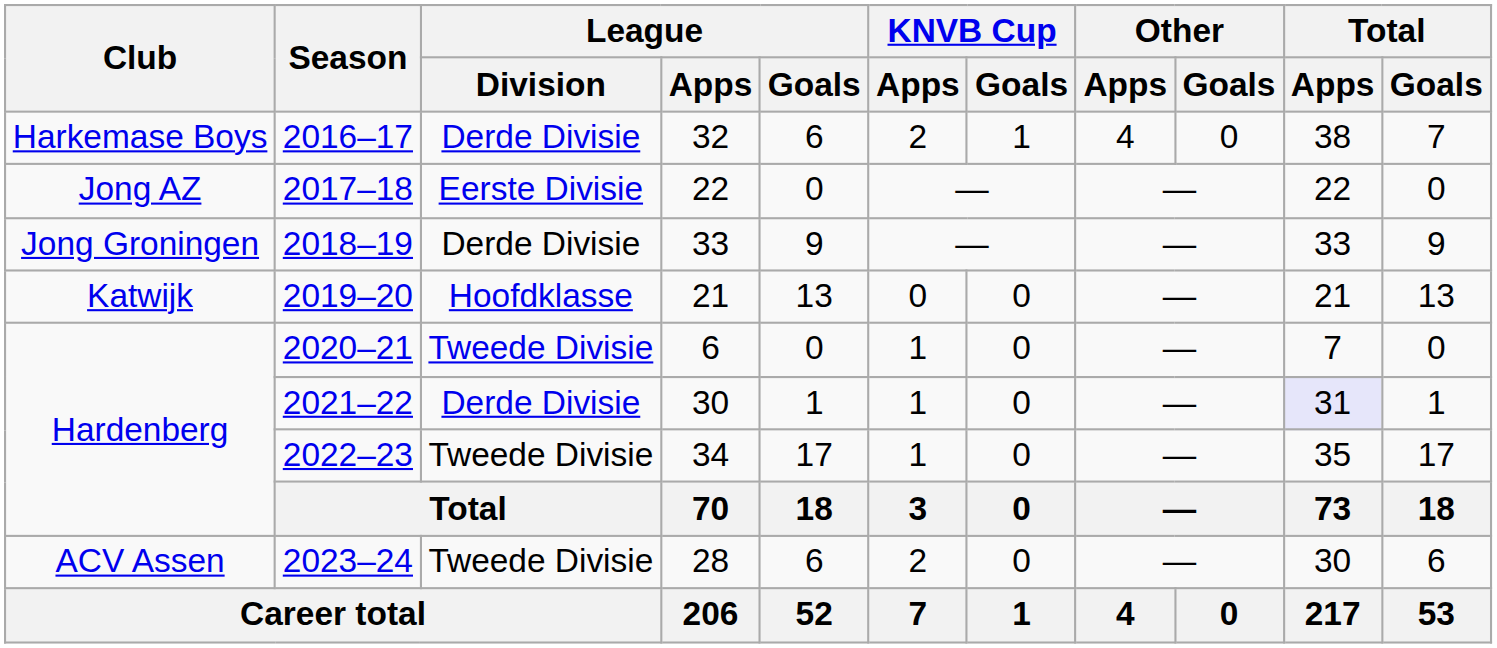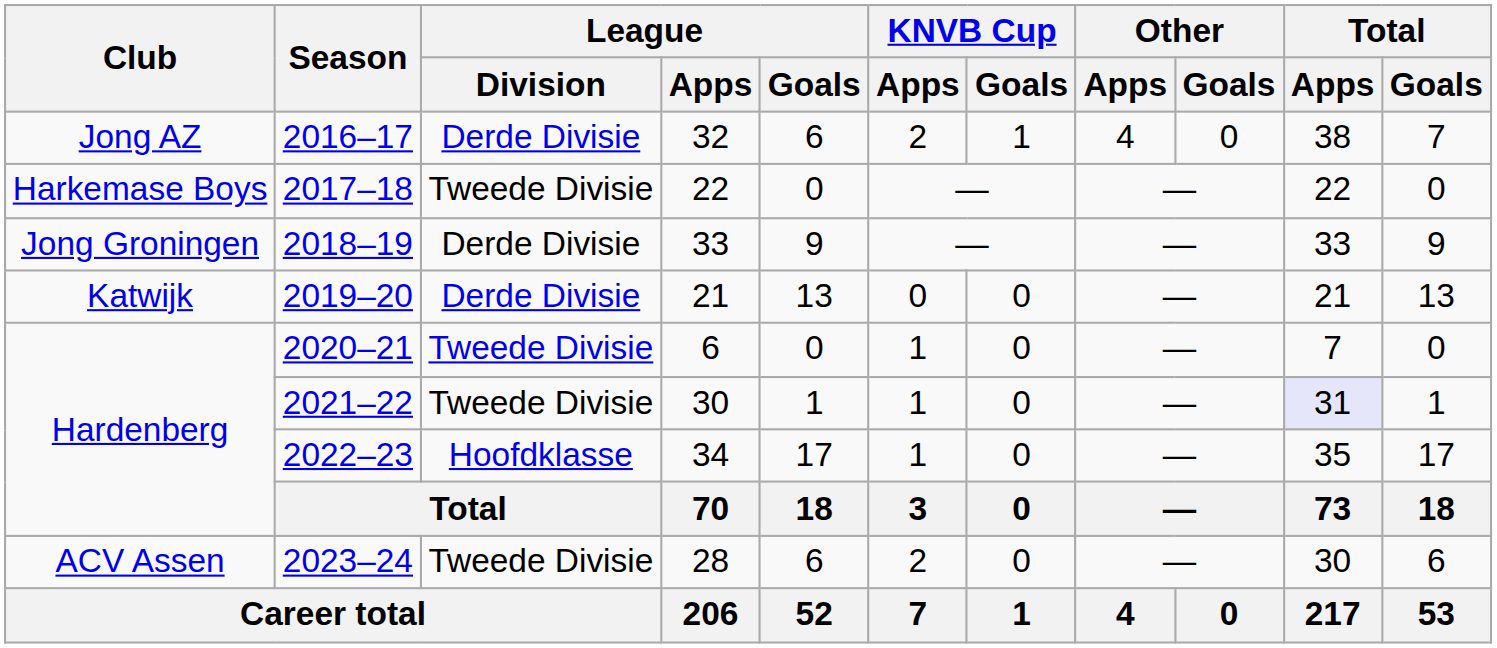(140, 137) Harkemase Boys -> (140, 137) Jong AZ
(140, 190) Jong AZ -> (140, 190) Harkemase Boys
(541, 190) Eerste Divisie -> (541, 190) Tweede Divisie
(541, 296) Hoofdklasse -> (541, 296) Derde Divisie
(541, 402) Derde Divisie -> (541, 402) Tweede Divisie
(541, 455) Tweede Divisie -> (541, 455) Hoofdklasse
